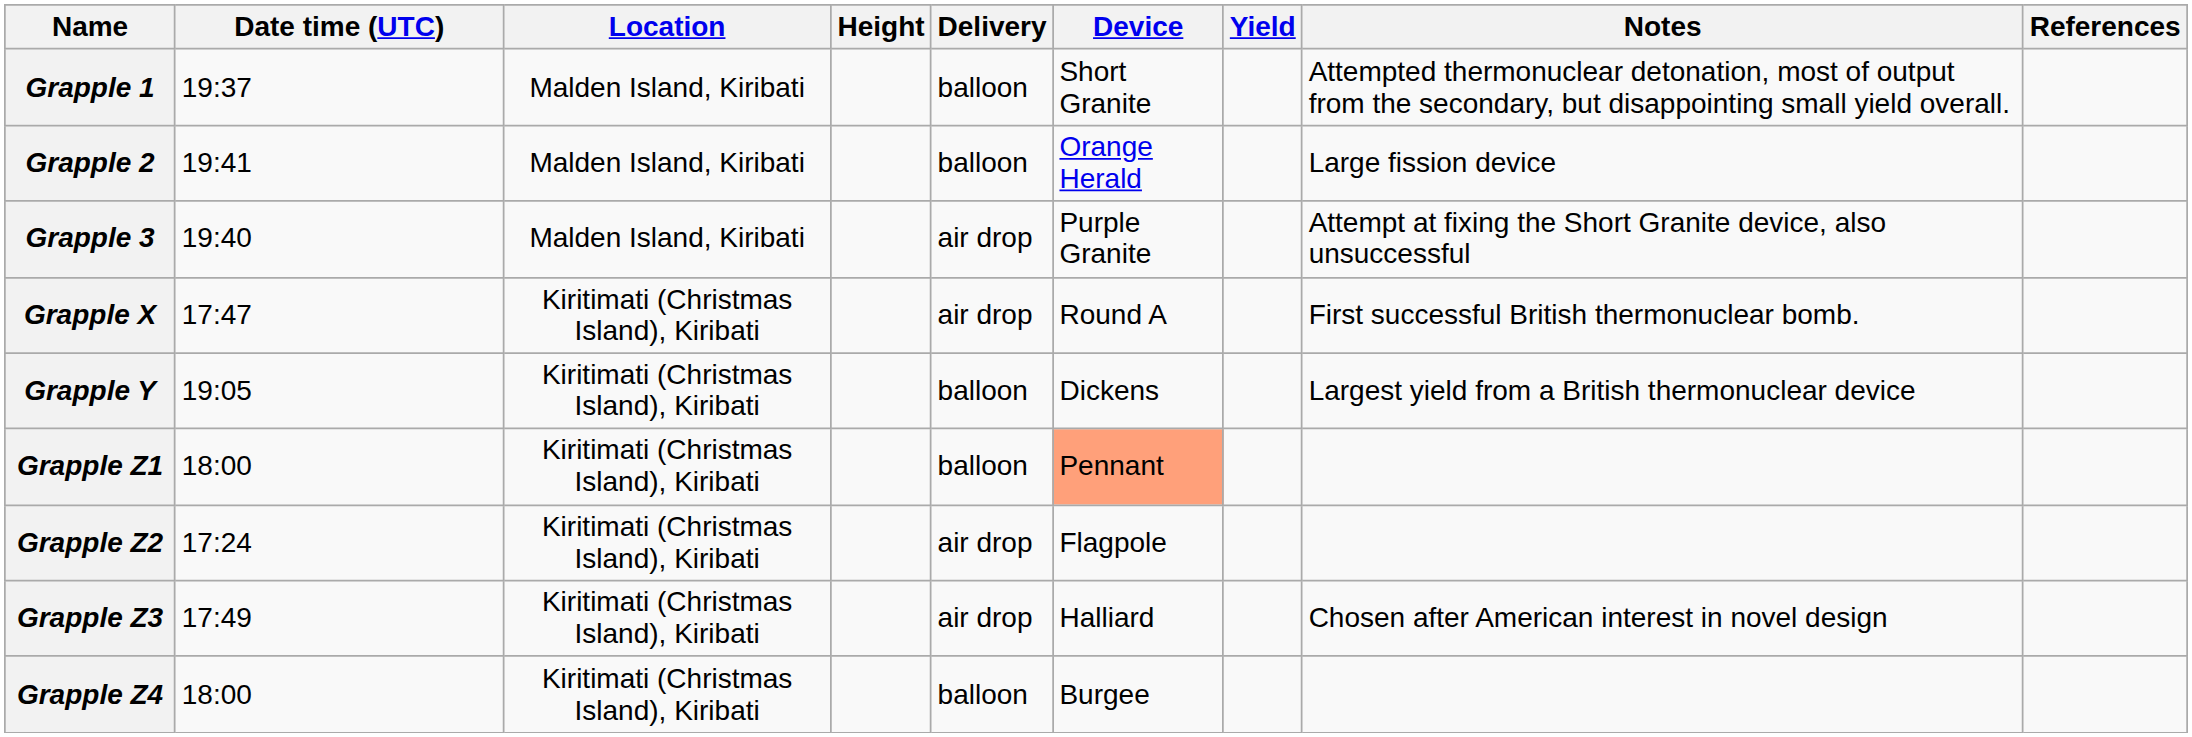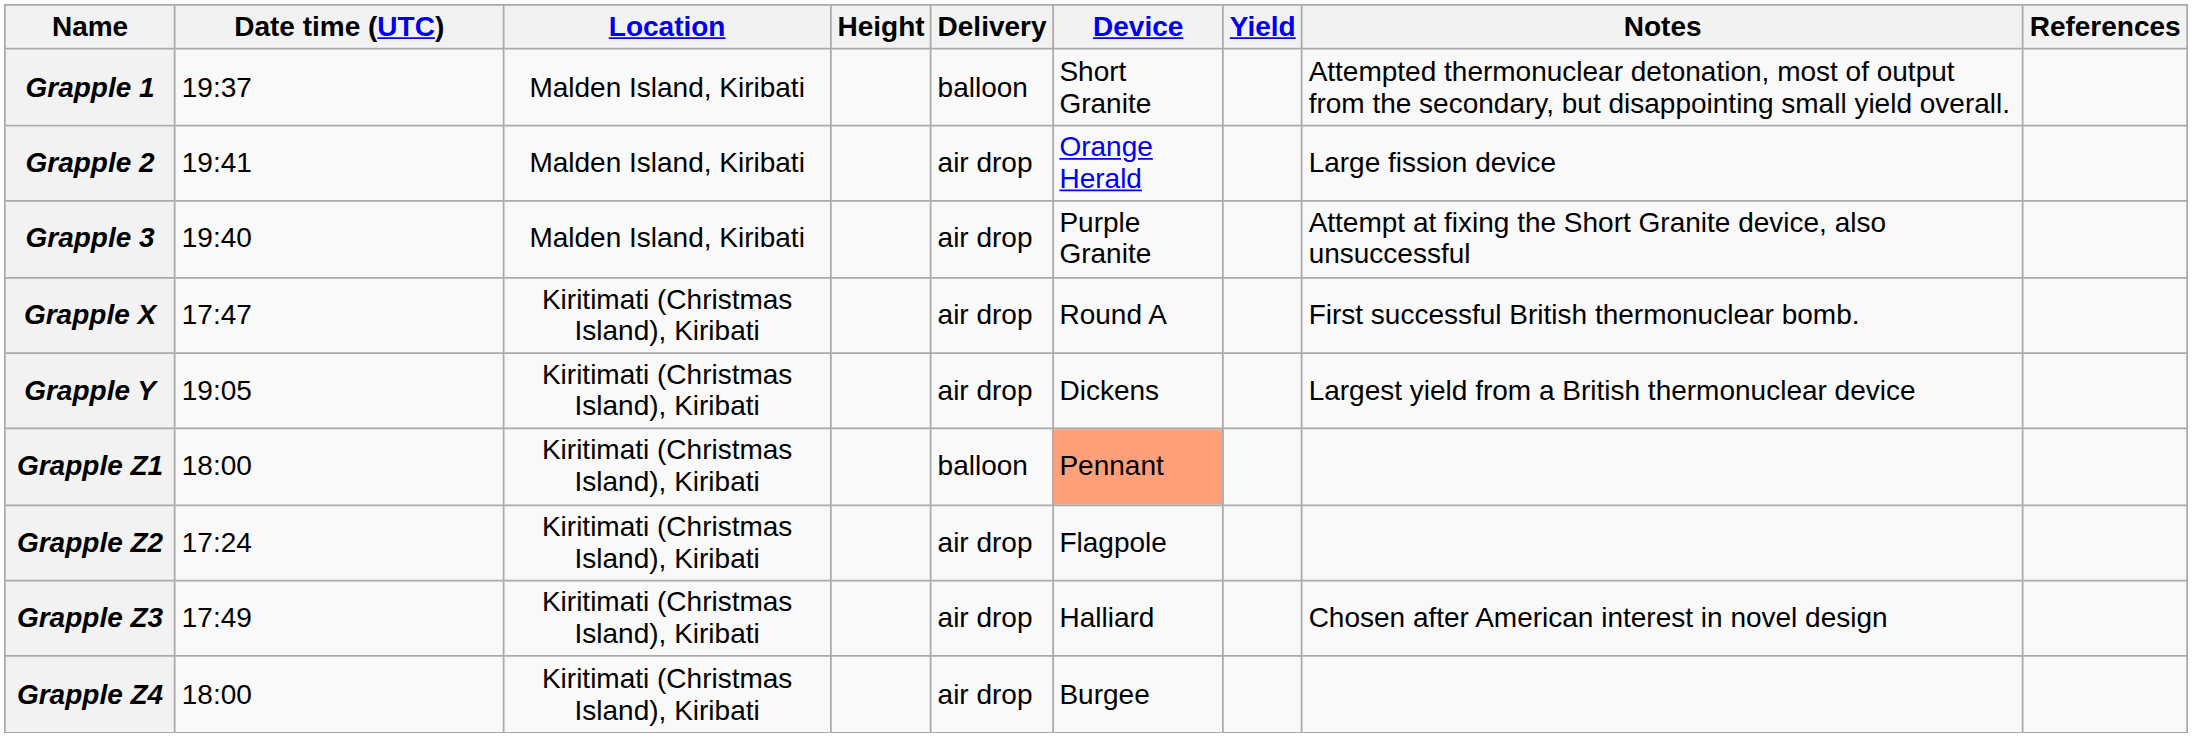(983, 162) balloon -> (985, 162) air drop
(983, 390) balloon -> (985, 390) air drop
(983, 694) balloon -> (985, 694) air drop
